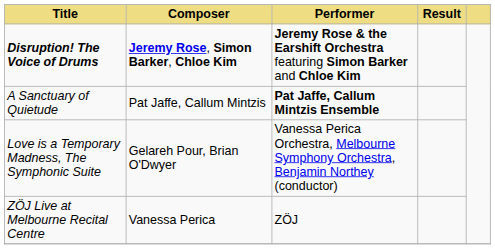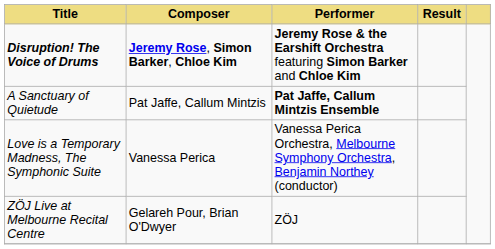(184, 158) Gelareh Pour, Brian O'Dwyer -> (172, 158) Vanessa Perica
(172, 219) Vanessa Perica -> (184, 219) Gelareh Pour, Brian O'Dwyer
